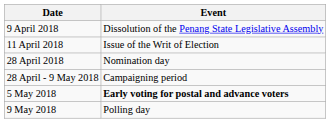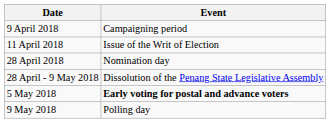(213, 28) Dissolution of the Penang State Legislative Assembly -> (145, 28) Campaigning period
(145, 77) Campaigning period -> (213, 77) Dissolution of the Penang State Legislative Assembly
